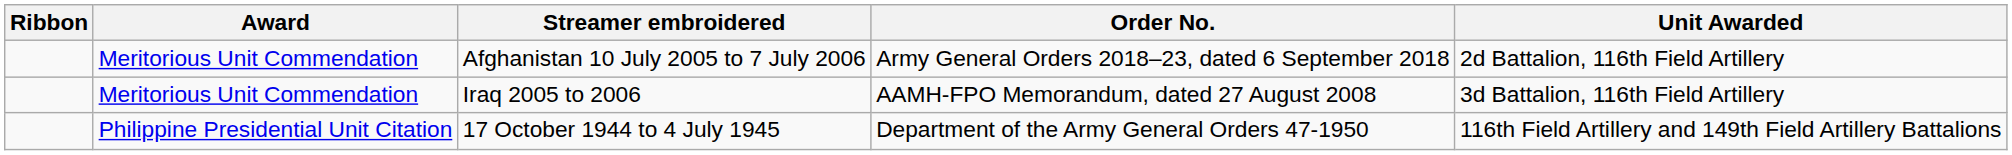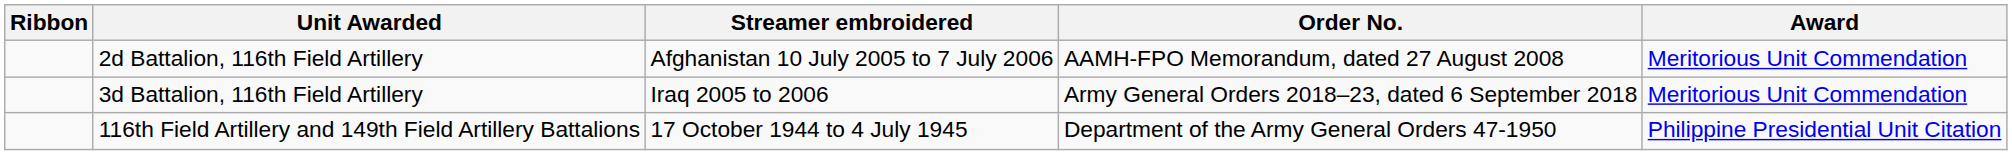columns swapped: (275, 22) <-> (1731, 22)
(1163, 58) Army General Orders 2018–23, dated 6 September 2018 -> (1314, 58) AAMH-FPO Memorandum, dated 27 August 2008
(1126, 94) AAMH-FPO Memorandum, dated 27 August 2008 -> (1351, 94) Army General Orders 2018–23, dated 6 September 2018
